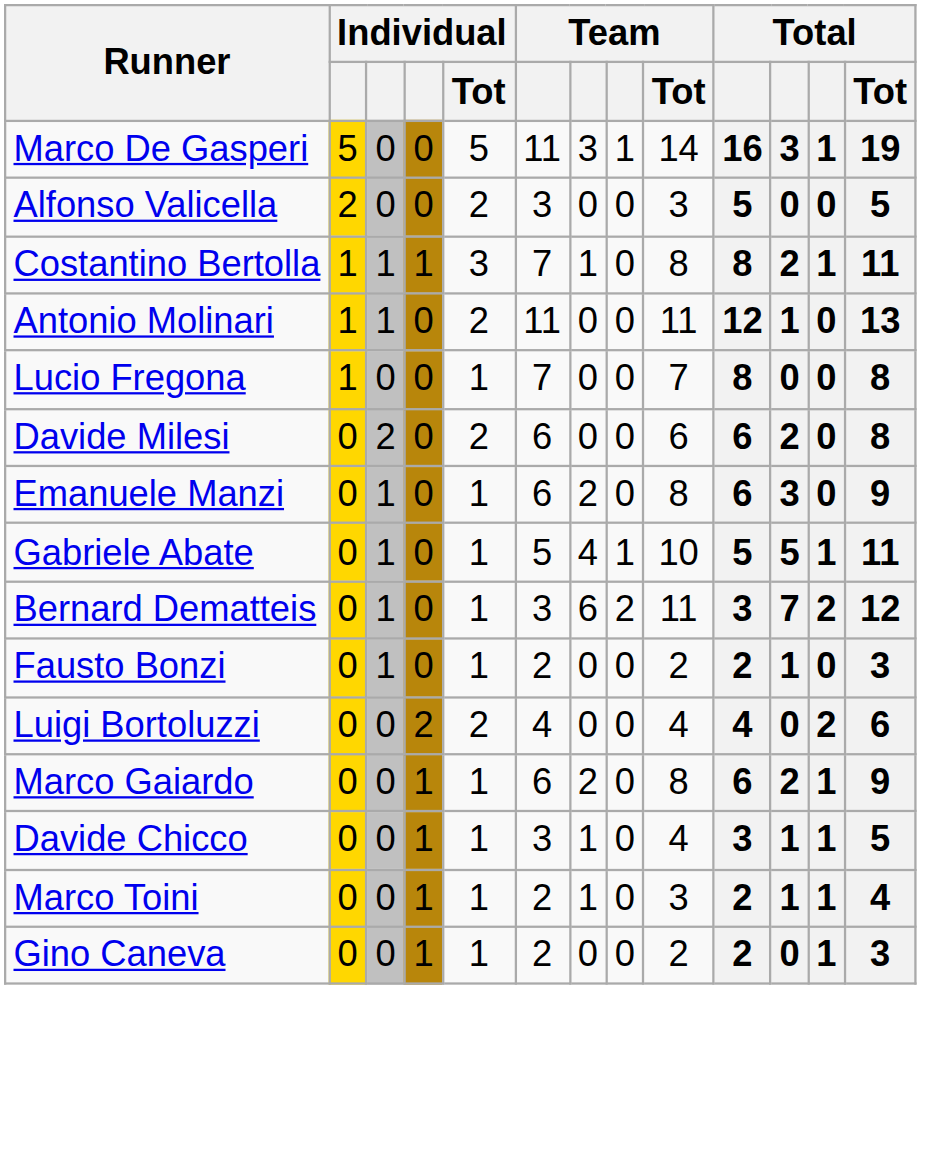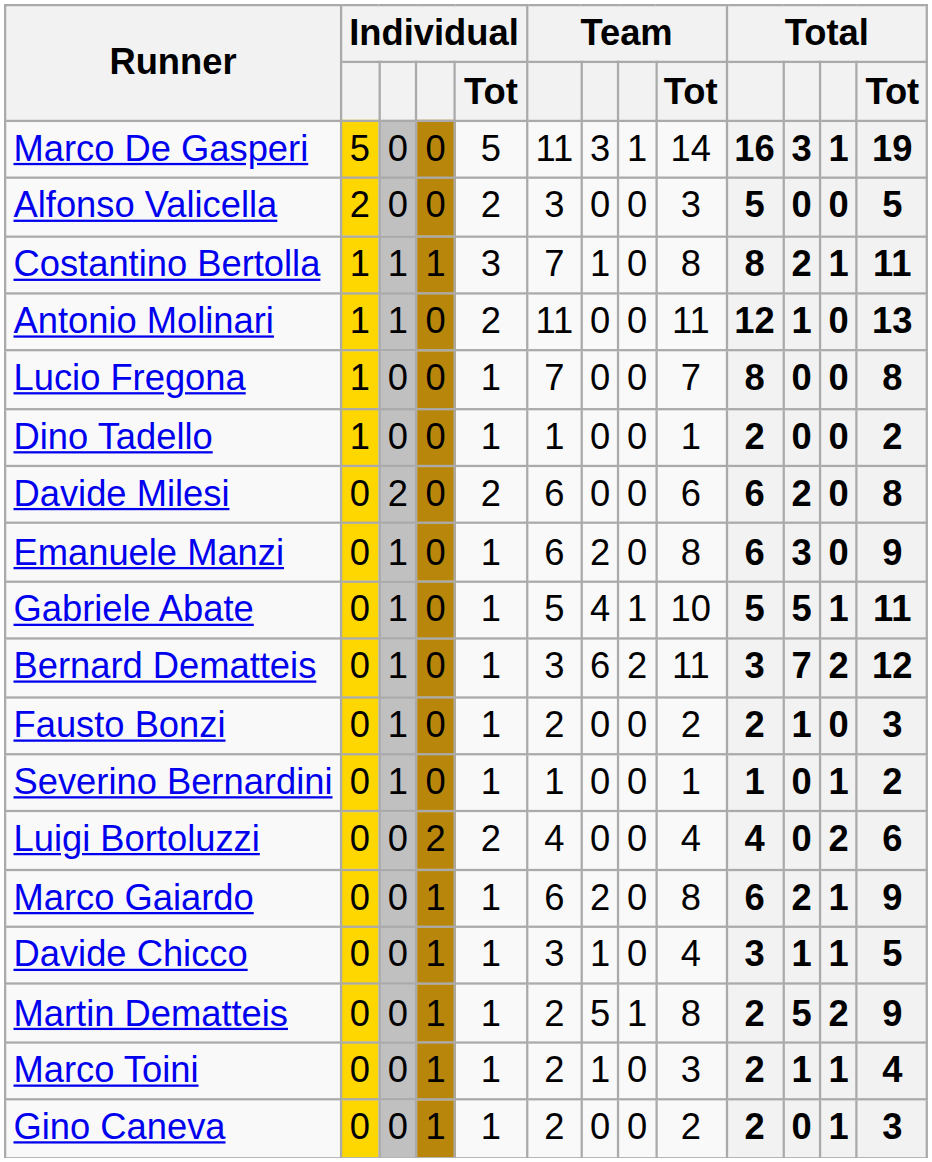+ row: (113, 436)
+ row: (173, 782)
+ row: (151, 1012)
